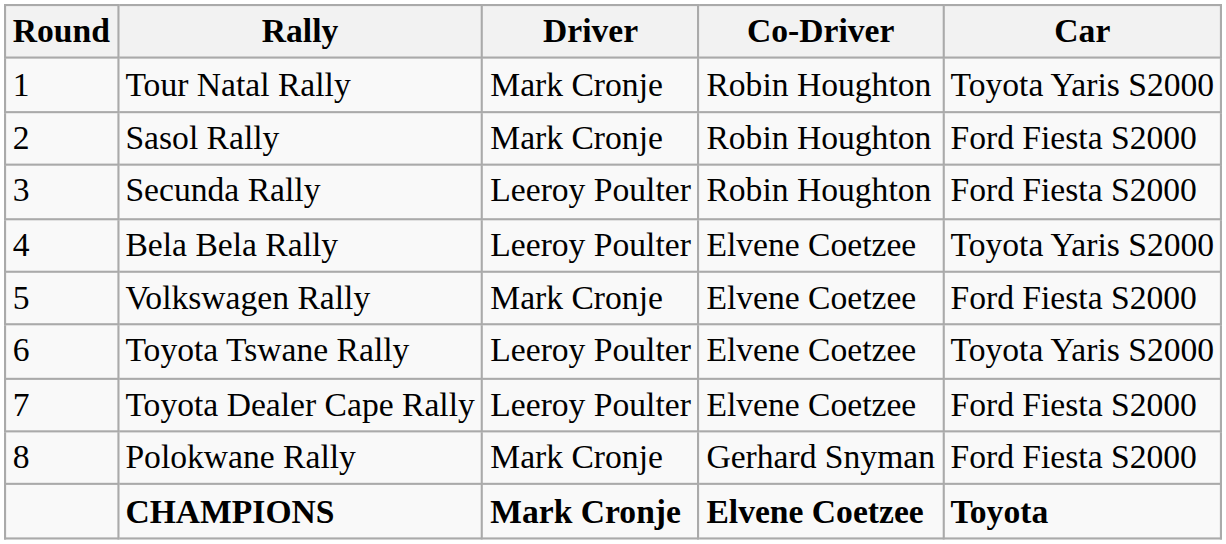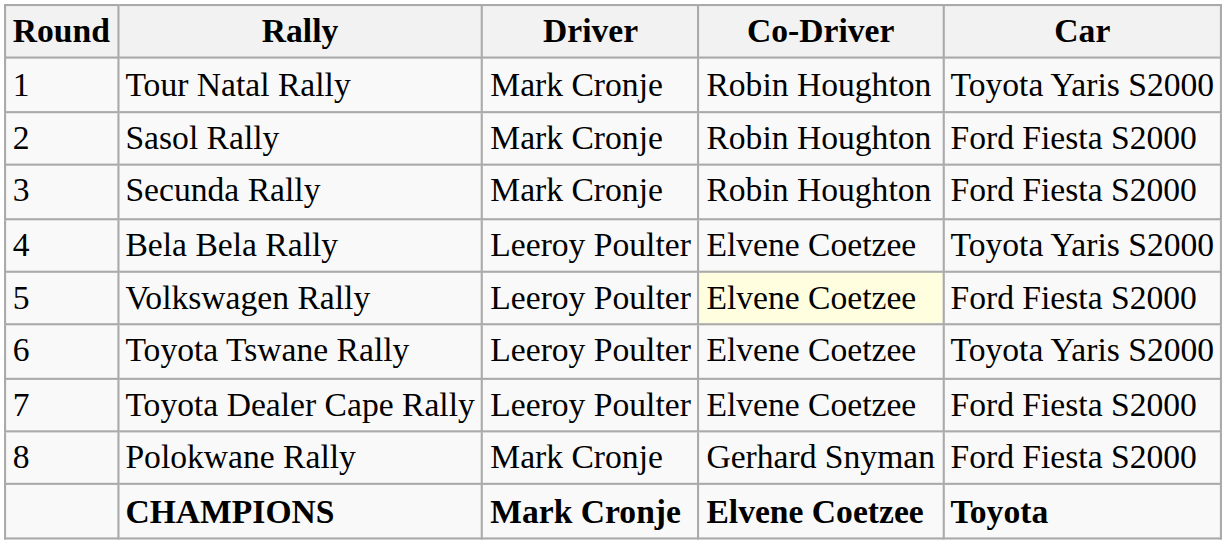(591, 191) Leeroy Poulter -> (577, 191) Mark Cronje
(577, 297) Mark Cronje -> (591, 297) Leeroy Poulter
(811, 297) no background -> (811, 297) lightyellow background
